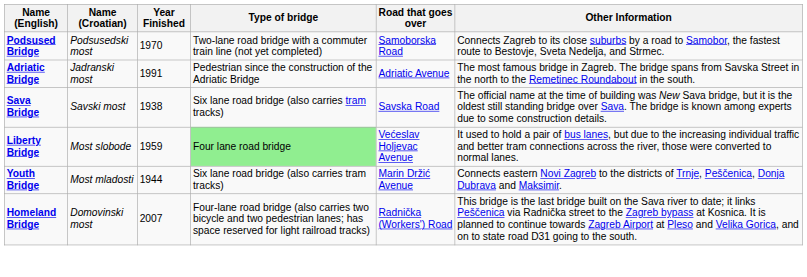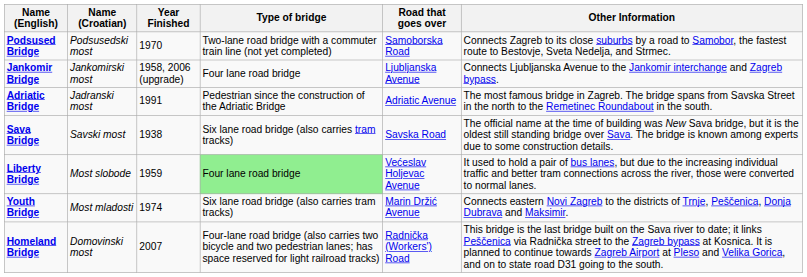+ row: (29, 73)
(151, 180) 1944 -> (151, 207) 1974
